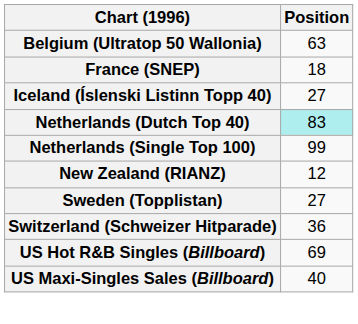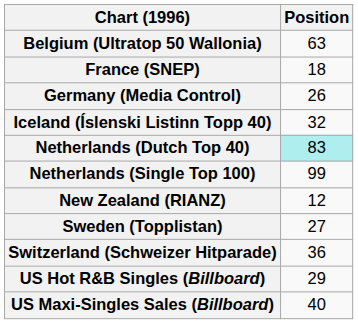+ row: (142, 95)
(317, 95) 27 -> (317, 122) 32
(317, 252) 69 -> (317, 278) 29
